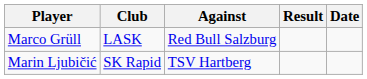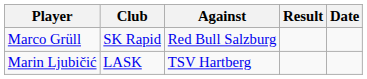(123, 39) LASK -> (132, 39) SK Rapid
(132, 62) SK Rapid -> (123, 62) LASK
